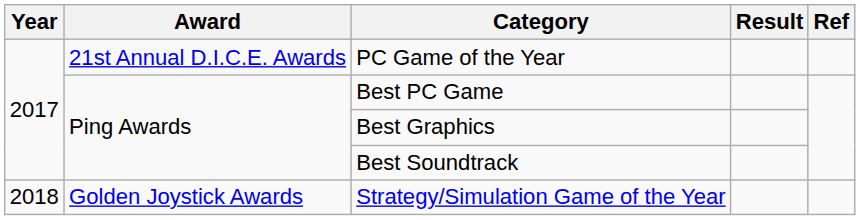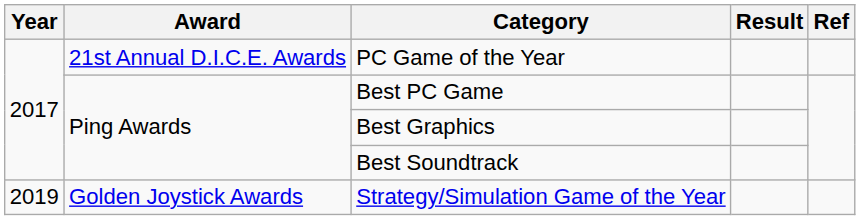(34, 197) 2018 -> (34, 197) 2019
